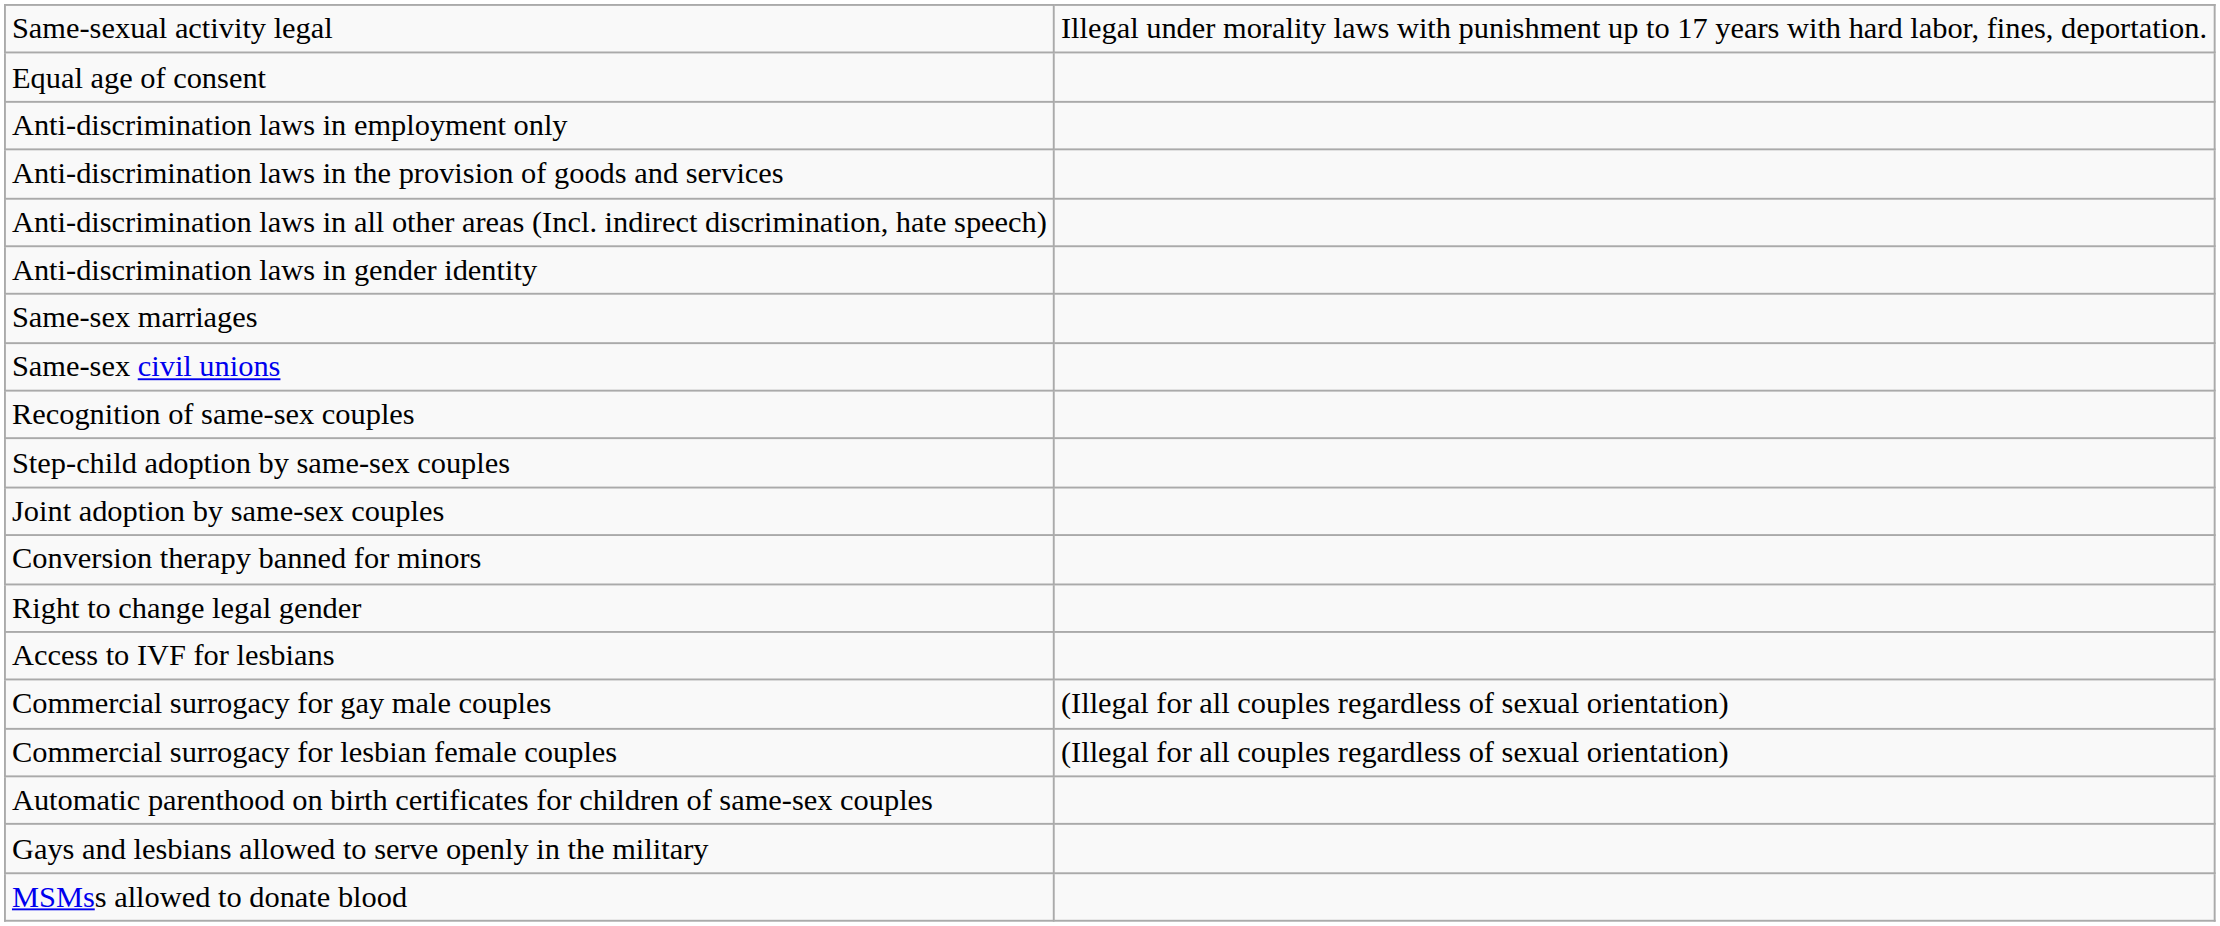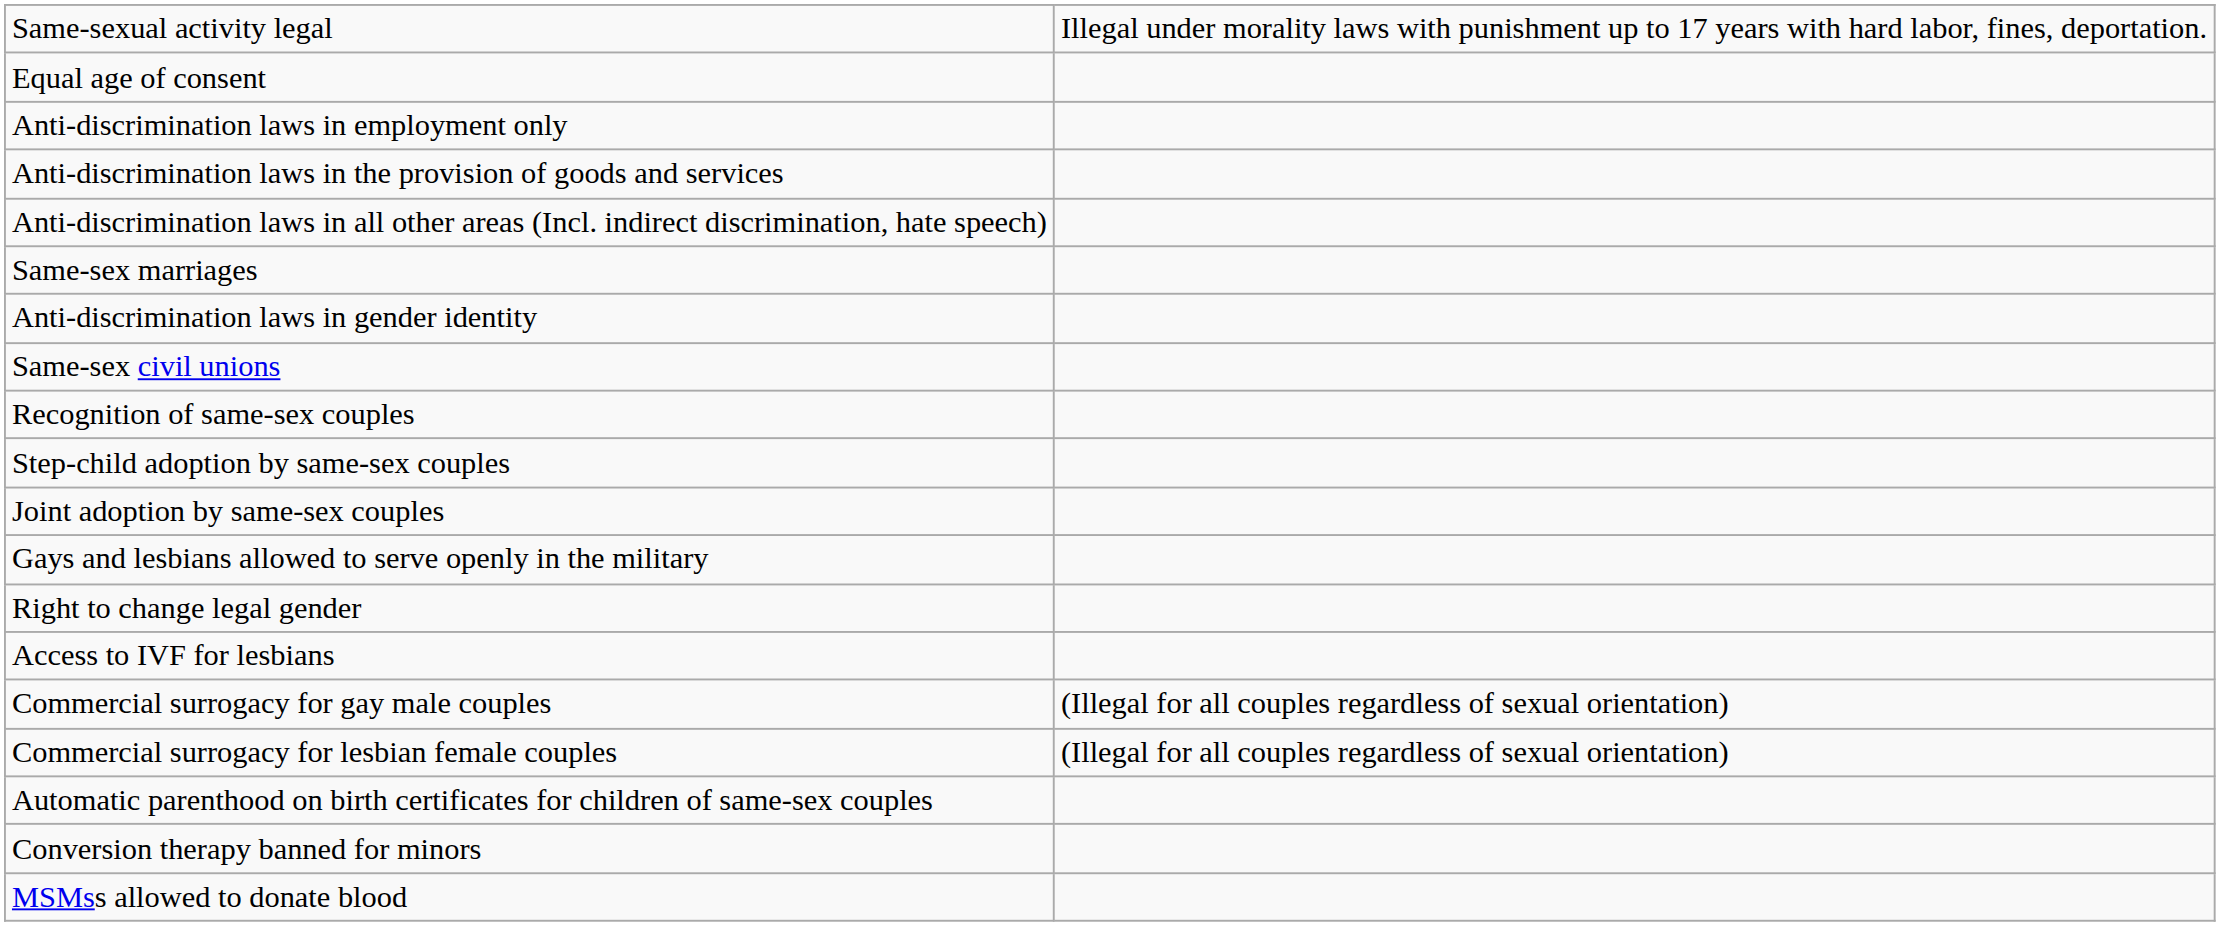rows swapped: (275, 269) <-> (135, 317)
rows swapped: (360, 848) <-> (247, 558)
